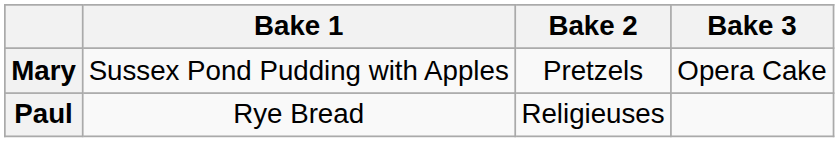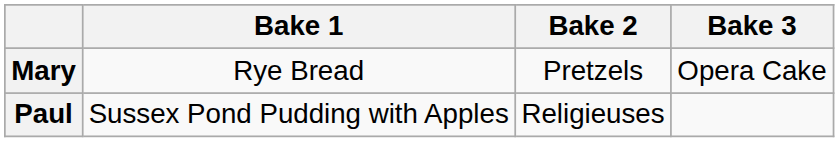(299, 70) Sussex Pond Pudding with Apples -> (299, 70) Rye Bread
(299, 114) Rye Bread -> (299, 114) Sussex Pond Pudding with Apples
